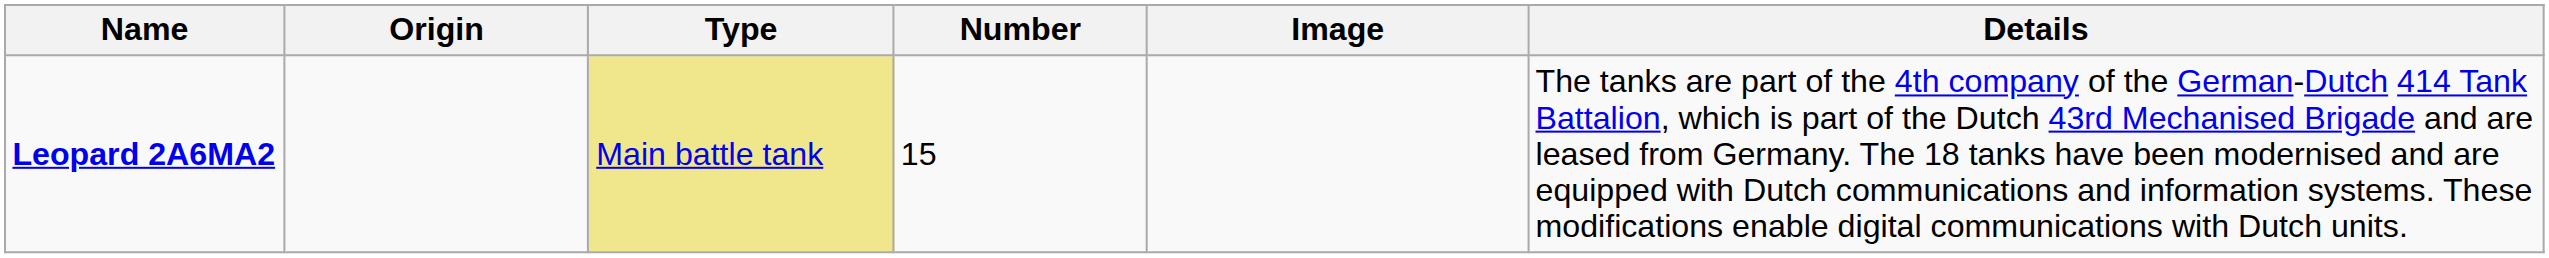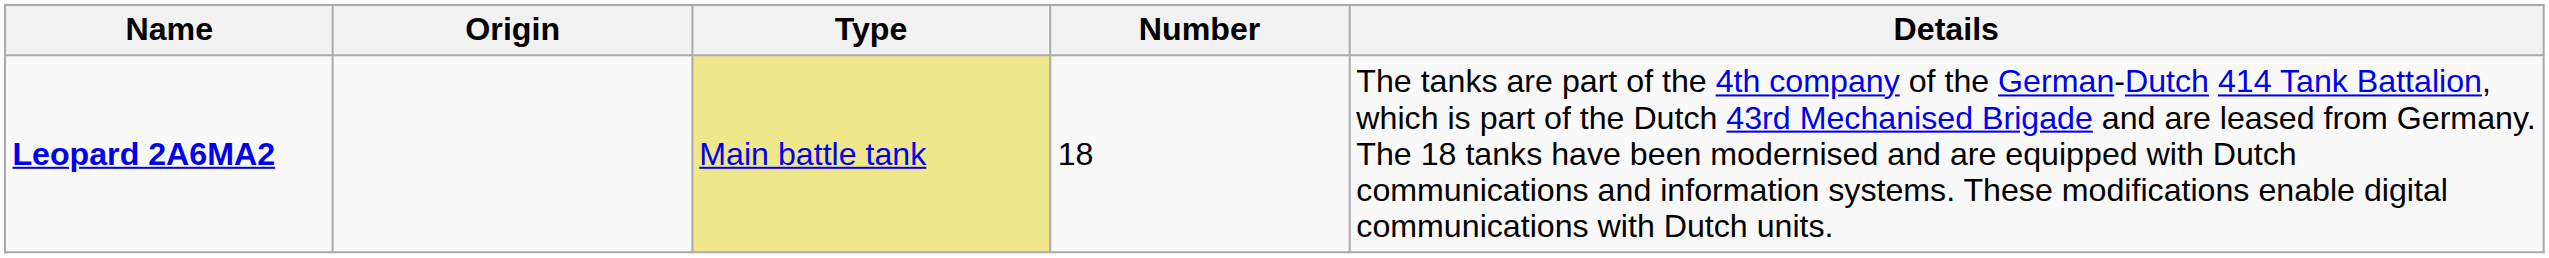- column: (1338, 30)
(919, 153) 15 -> (1076, 153) 18
